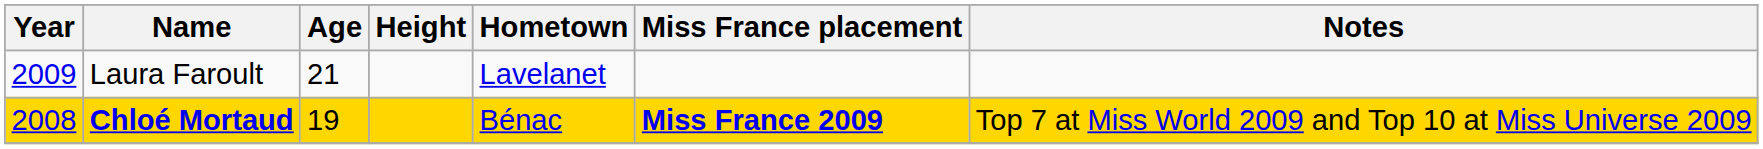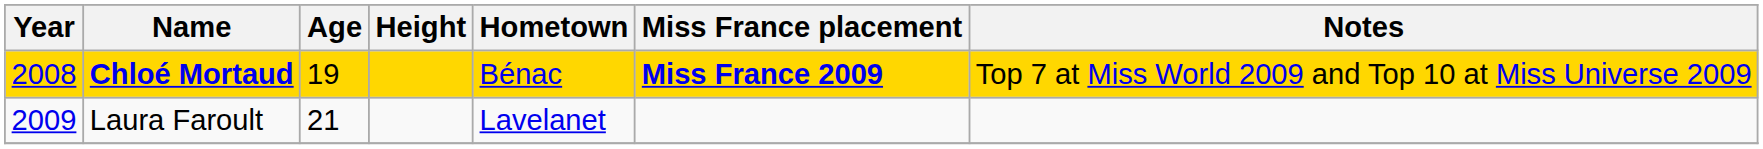rows swapped: (176, 73) <-> (192, 119)
